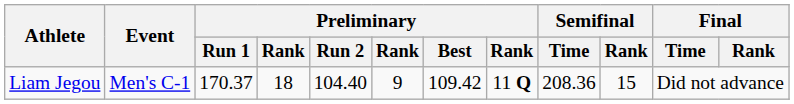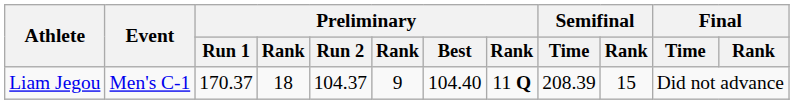(340, 83) 104.40 -> (340, 83) 104.37
(455, 83) 109.42 -> (455, 83) 104.40
(569, 83) 208.36 -> (569, 83) 208.39
